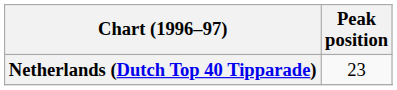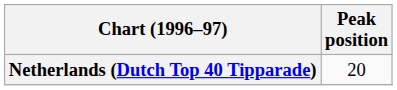(357, 69) 23 -> (357, 69) 20
